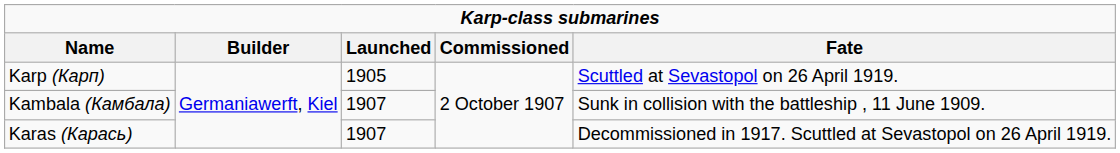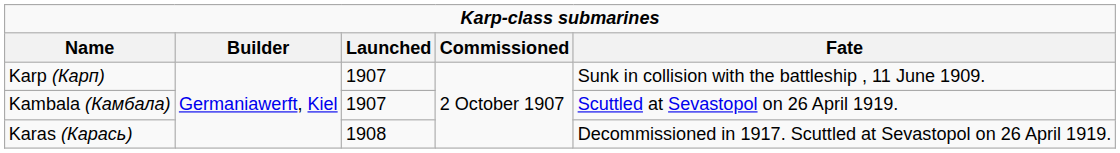(366, 76) 1905 -> (366, 76) 1907
(738, 76) Scuttled at Sevastopol on 26 April 1919. -> (782, 76) Sunk in collision with the battleship , 11 June 1909.
(782, 104) Sunk in collision with the battleship , 11 June 1909. -> (738, 104) Scuttled at Sevastopol on 26 April 1919.
(366, 133) 1907 -> (366, 133) 1908
